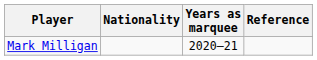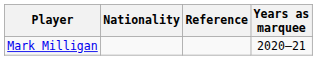columns swapped: (213, 21) <-> (278, 21)
